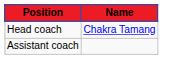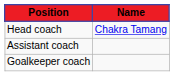+ row: (49, 62)
